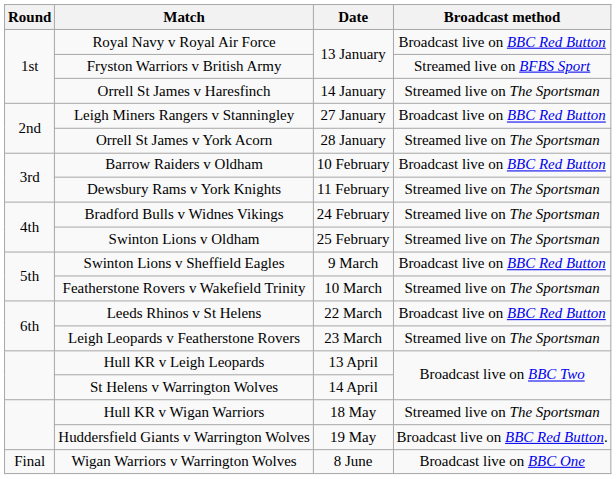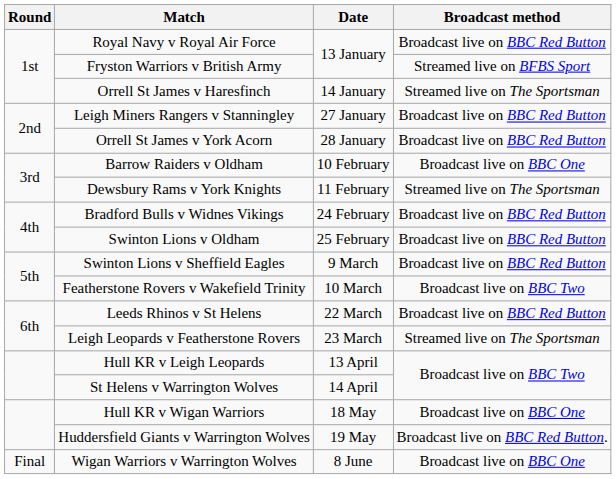(502, 140) Streamed live on The Sportsman -> (502, 140) Broadcast live on BBC Red Button
(502, 165) Broadcast live on BBC Red Button -> (502, 165) Broadcast live on BBC One
(502, 214) Streamed live on The Sportsman -> (502, 214) Broadcast live on BBC Red Button
(502, 239) Streamed live on The Sportsman -> (502, 239) Broadcast live on BBC Red Button
(502, 288) Streamed live on The Sportsman -> (502, 288) Broadcast live on BBC Two
(502, 412) Streamed live on The Sportsman -> (502, 412) Broadcast live on BBC One
